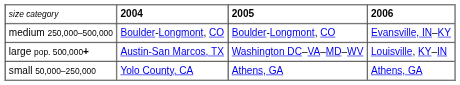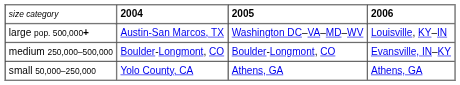rows swapped: (49, 52) <-> (61, 33)
